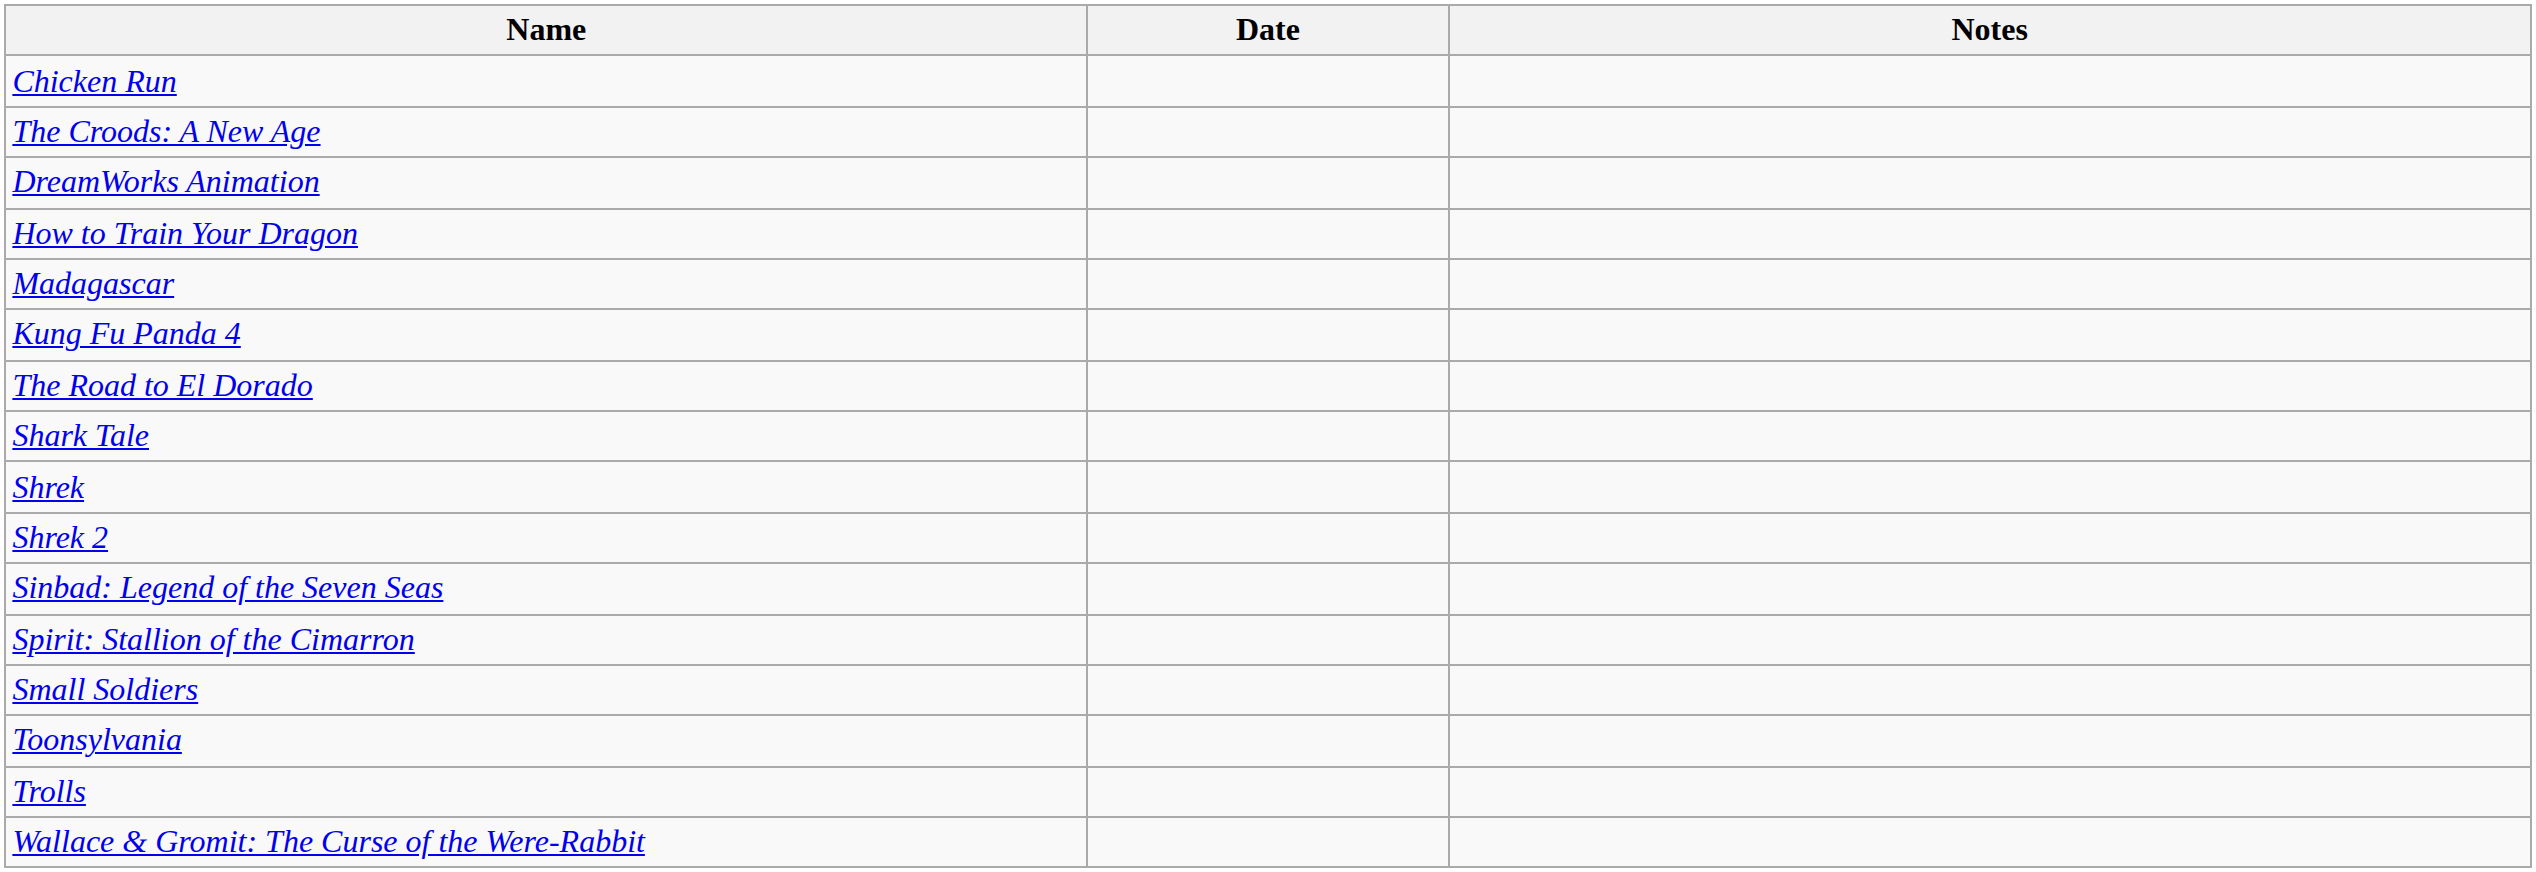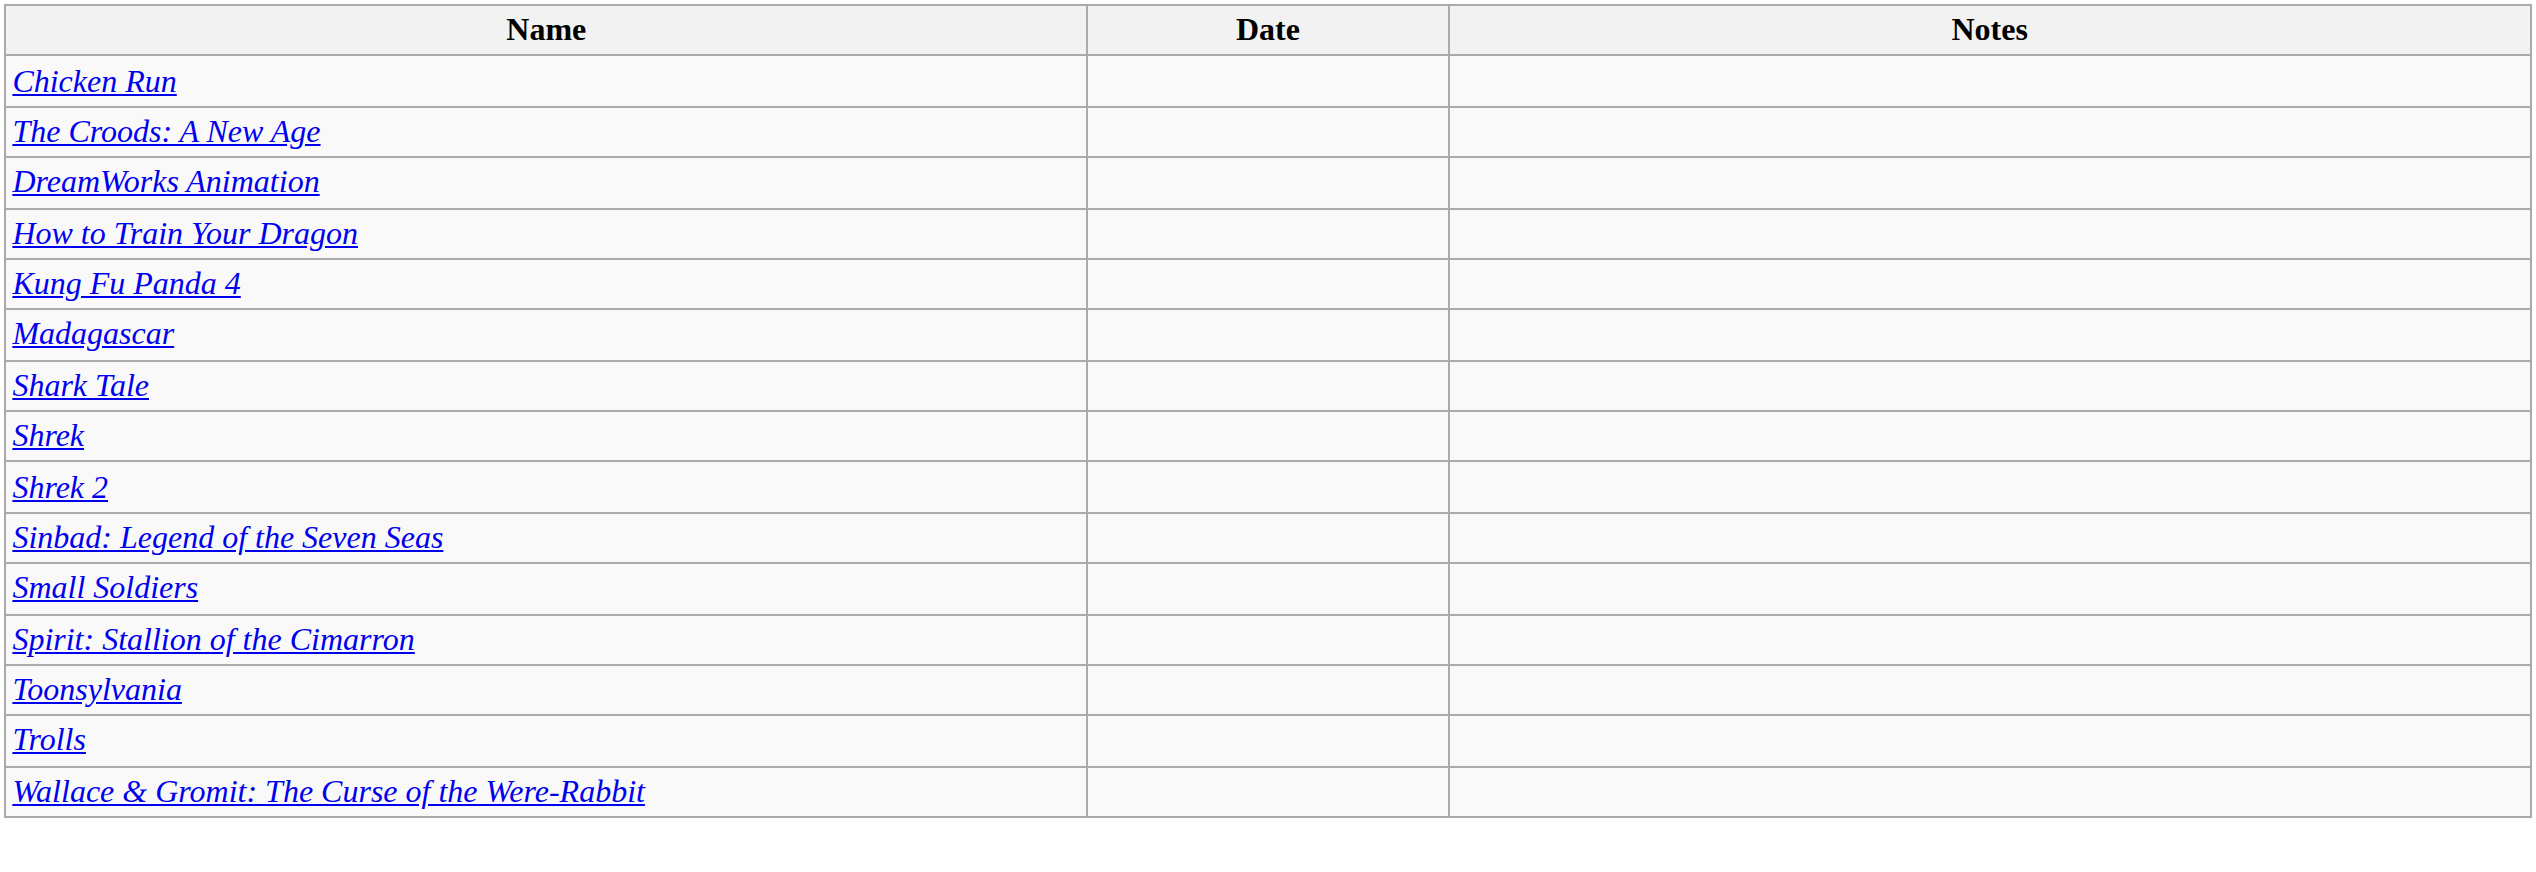rows swapped: (127, 334) <-> (93, 283)
- row: (163, 385)
rows swapped: (105, 689) <-> (214, 638)
